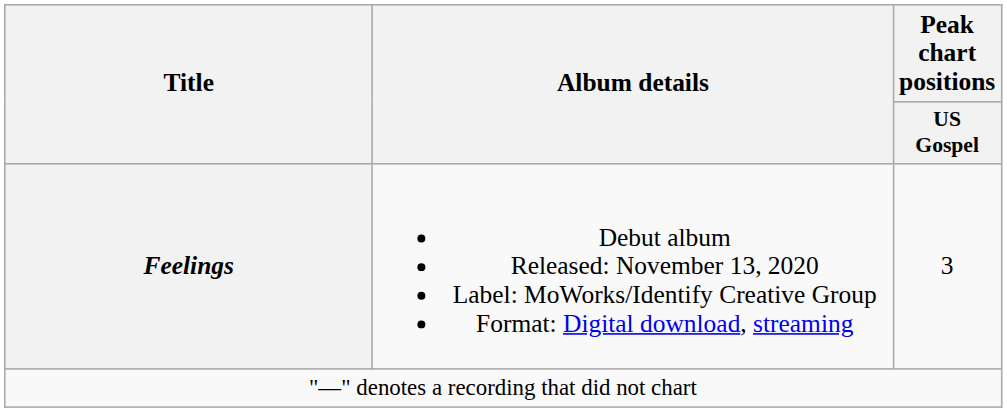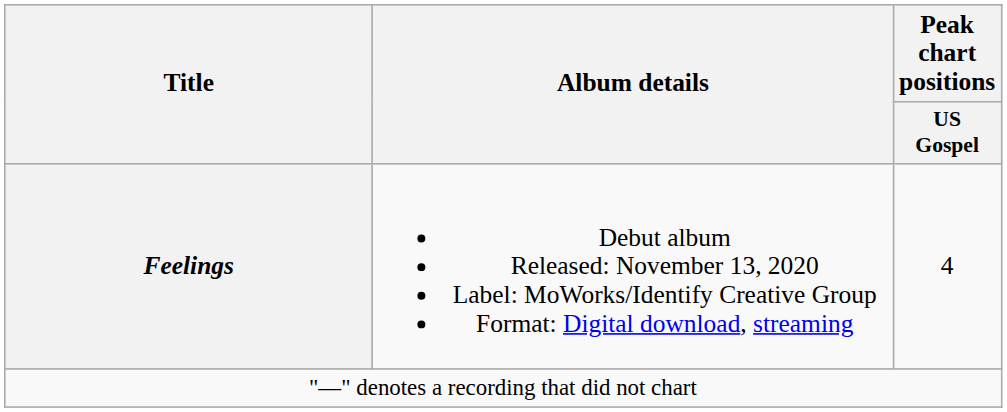(947, 266) 3 -> (947, 266) 4
